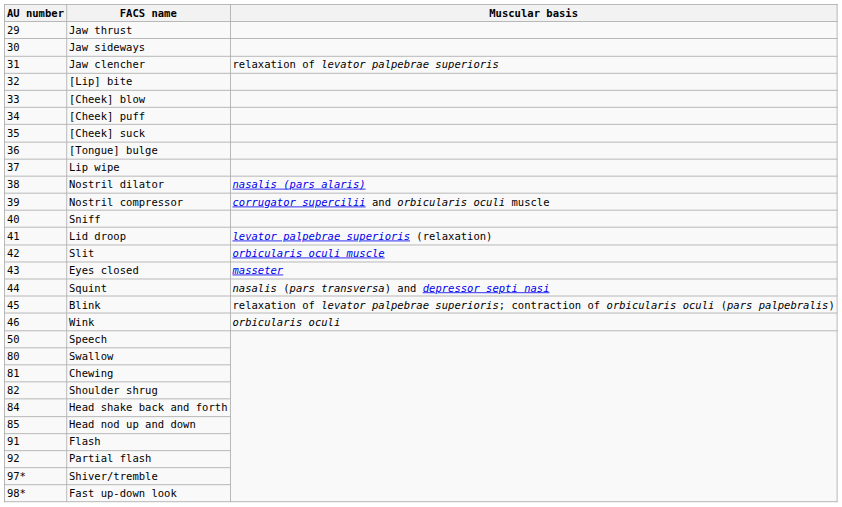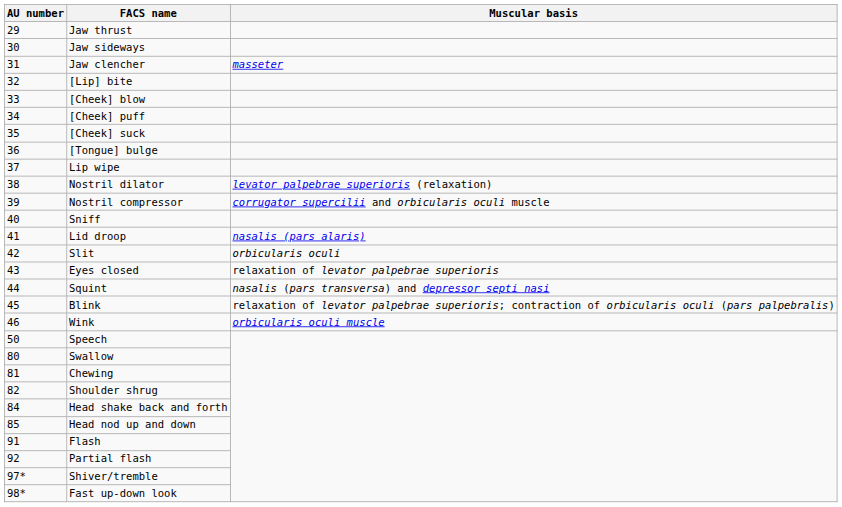(366, 64) relaxation of levator palpebrae superioris -> (258, 64) masseter
(299, 185) nasalis (pars alaris) -> (362, 185) levator palpebrae superioris (relaxation)
(362, 236) levator palpebrae superioris (relaxation) -> (299, 236) nasalis (pars alaris)
(309, 253) orbicularis oculi muscle -> (286, 253) orbicularis oculi
(258, 270) masseter -> (366, 270) relaxation of levator palpebrae superioris
(286, 322) orbicularis oculi -> (309, 322) orbicularis oculi muscle
